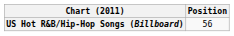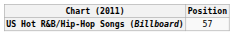(207, 24) 56 -> (207, 24) 57
